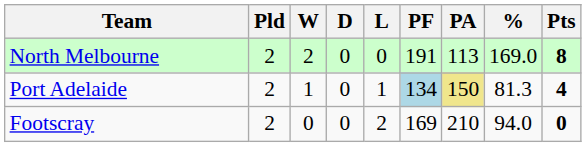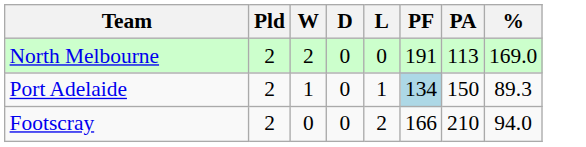- column: (561, 21)
(463, 89) khaki background -> (463, 89) no background
(513, 89) 81.3 -> (513, 89) 89.3
(421, 123) 169 -> (421, 123) 166
